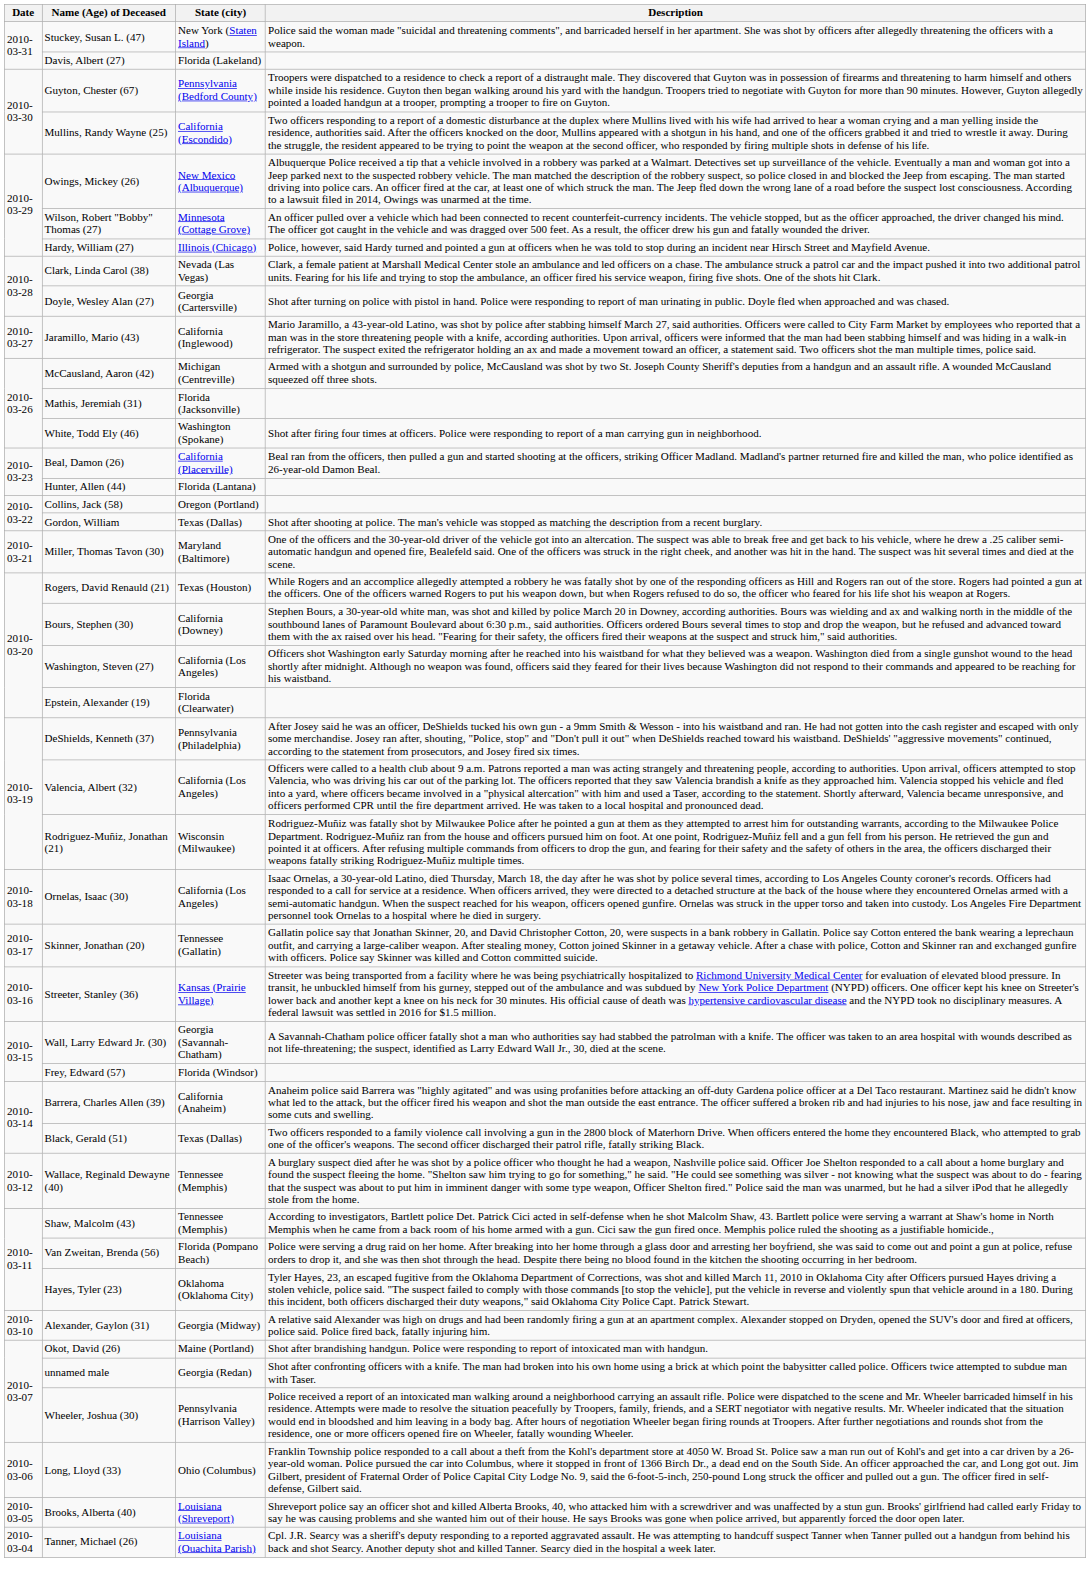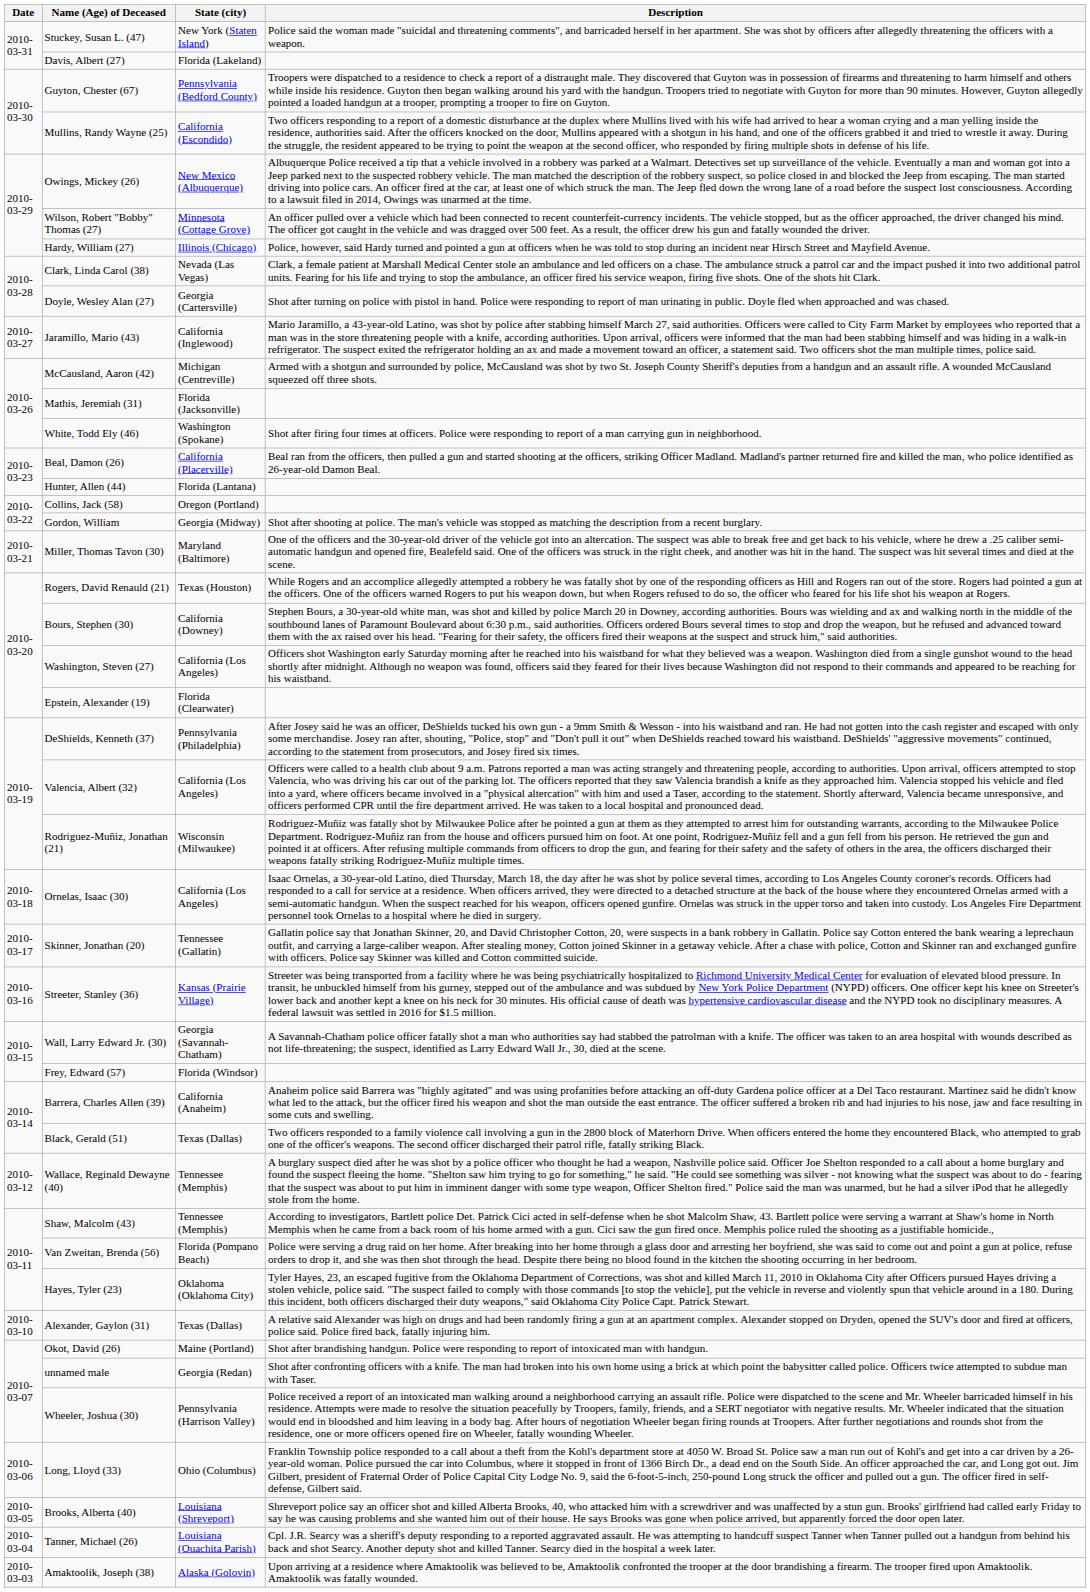(210, 522) Texas (Dallas) -> (219, 522) Georgia (Midway)
(219, 1325) Georgia (Midway) -> (210, 1325) Texas (Dallas)
+ row: (99, 1572)
